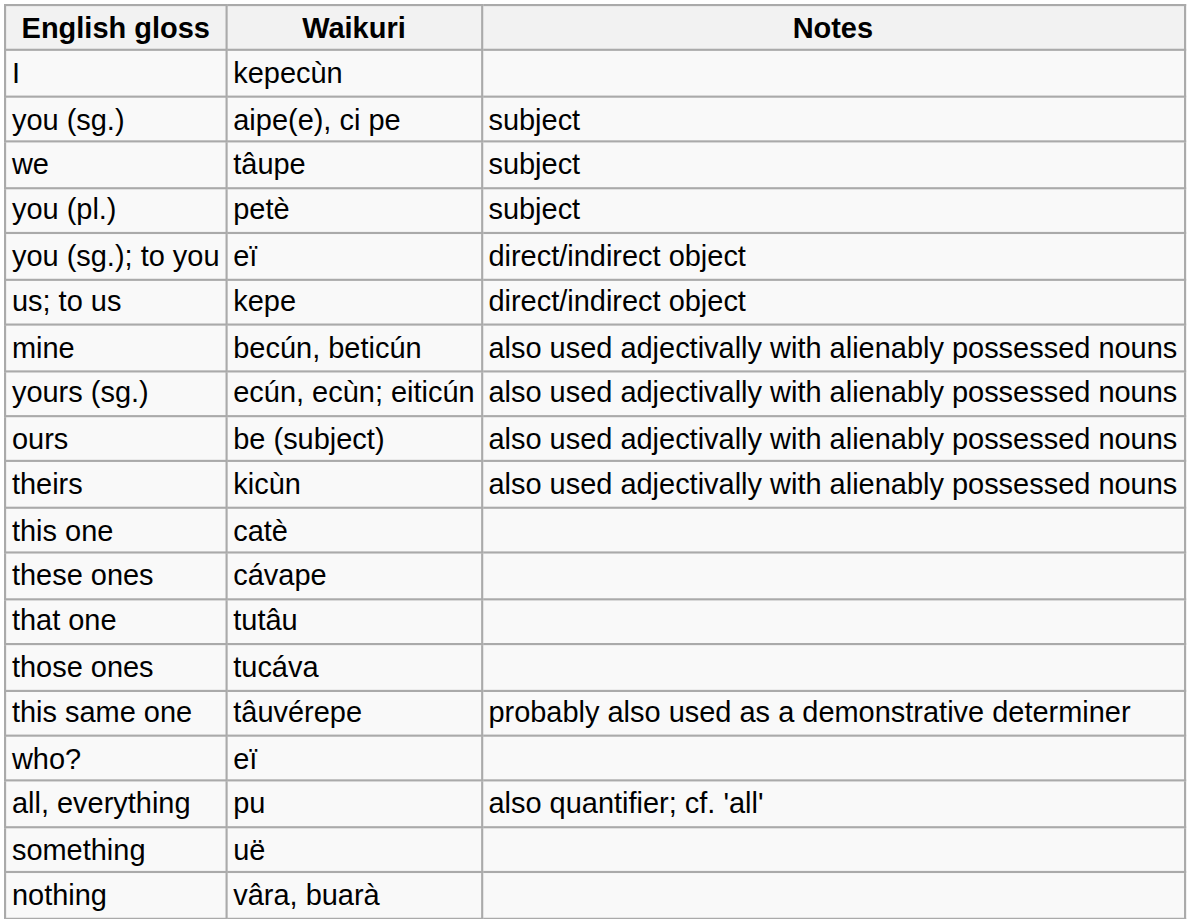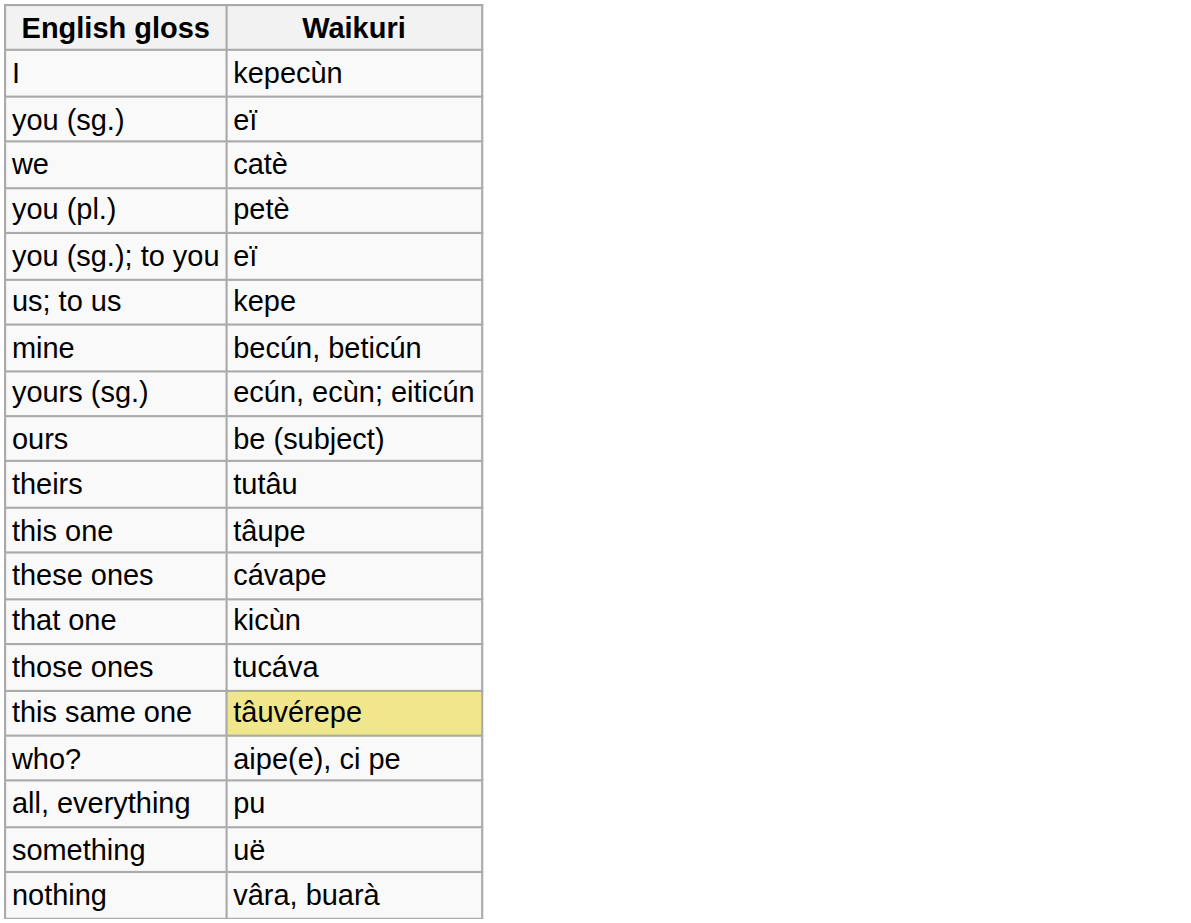- column: (833, 27)
(317, 119) aipe(e), ci pe -> (245, 119) eï
(269, 164) tâupe -> (261, 164) catè
(267, 484) kicùn -> (265, 484) tutâu
(261, 530) catè -> (269, 530) tâupe
(265, 621) tutâu -> (267, 621) kicùn
(298, 712) no background -> (298, 712) khaki background
(245, 758) eï -> (317, 758) aipe(e), ci pe
